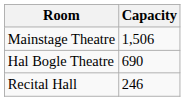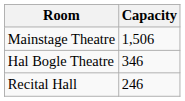(133, 61) 690 -> (133, 61) 346
